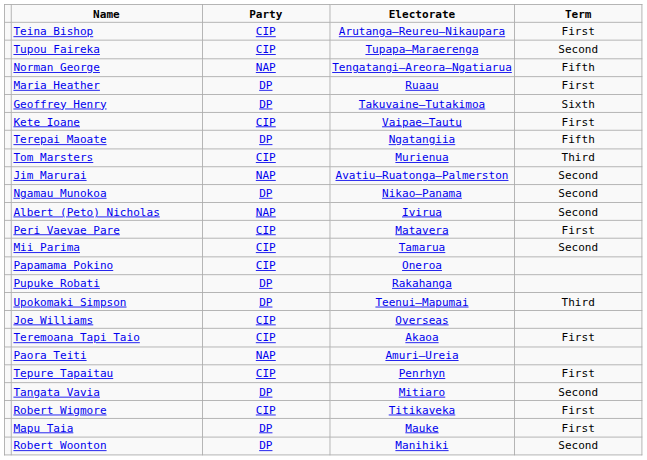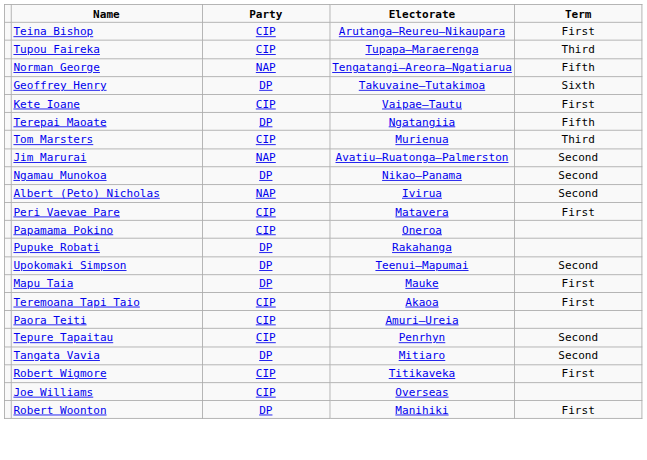(578, 49) Second -> (578, 49) Third
- row: (57, 85)
- row: (47, 248)
(578, 302) Third -> (578, 266) Second
rows swapped: (43, 428) <-> (53, 320)
(266, 356) NAP -> (266, 320) CIP
(578, 374) First -> (578, 338) Second
(578, 446) Second -> (578, 410) First
